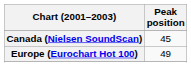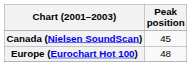(166, 54) 49 -> (166, 54) 48
